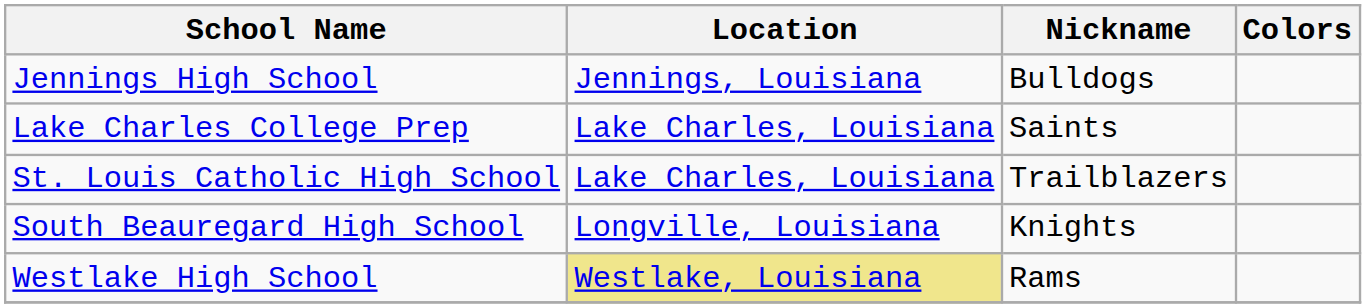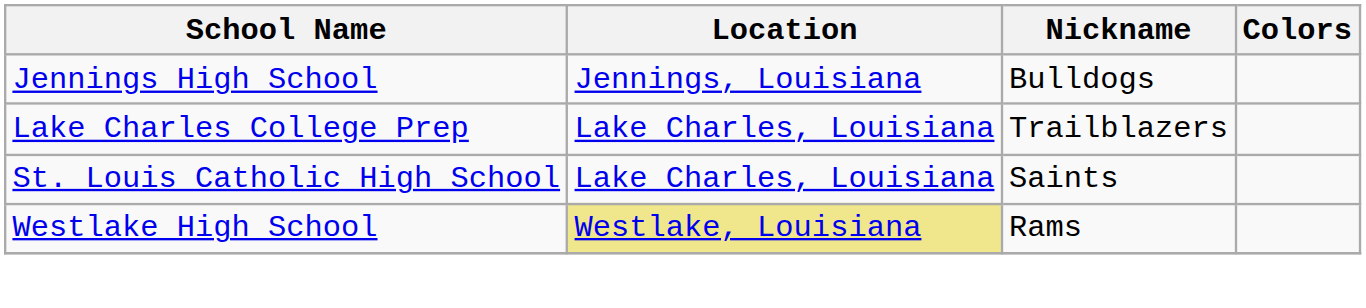(1064, 129) Saints -> (1118, 129) Trailblazers
(1118, 179) Trailblazers -> (1064, 179) Saints
- row: (268, 228)
